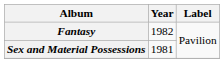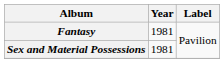(162, 31) 1982 -> (162, 31) 1981
